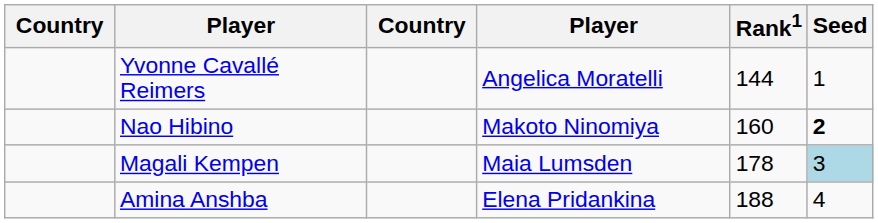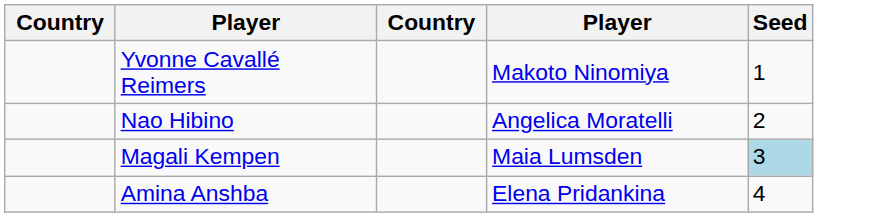- column: (769, 25)
(572, 77) Angelica Moratelli -> (580, 71) Makoto Ninomiya
(571, 127) Makoto Ninomiya -> (582, 120) Angelica Moratelli
(819, 127) bold -> (759, 120) normal
